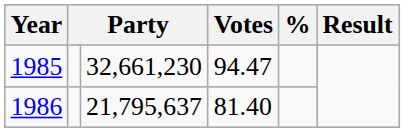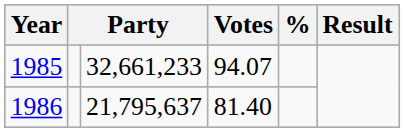(144, 65) 32,661,230 -> (144, 65) 32,661,233
(243, 65) 94.47 -> (243, 65) 94.07
